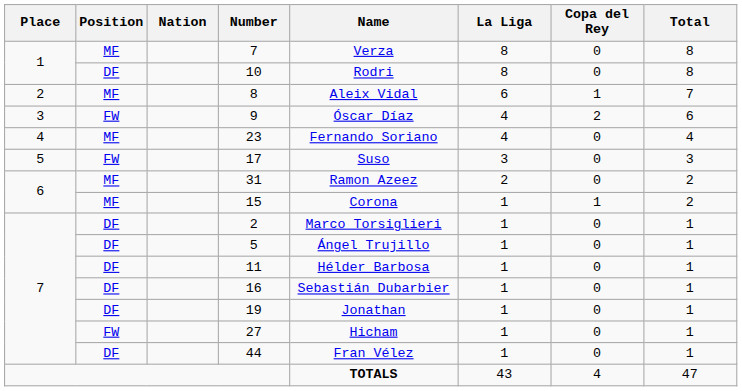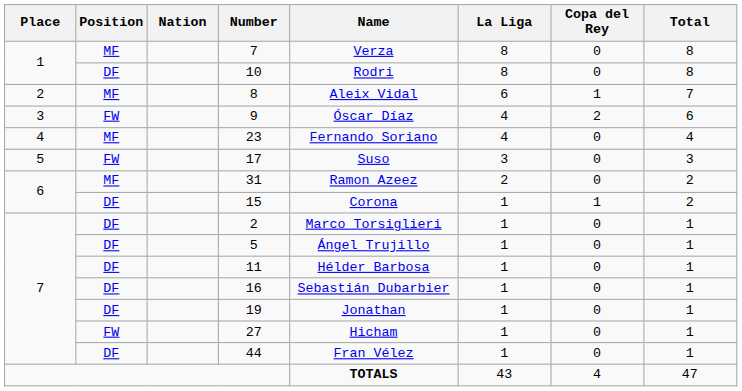(111, 203) MF -> (111, 203) DF
